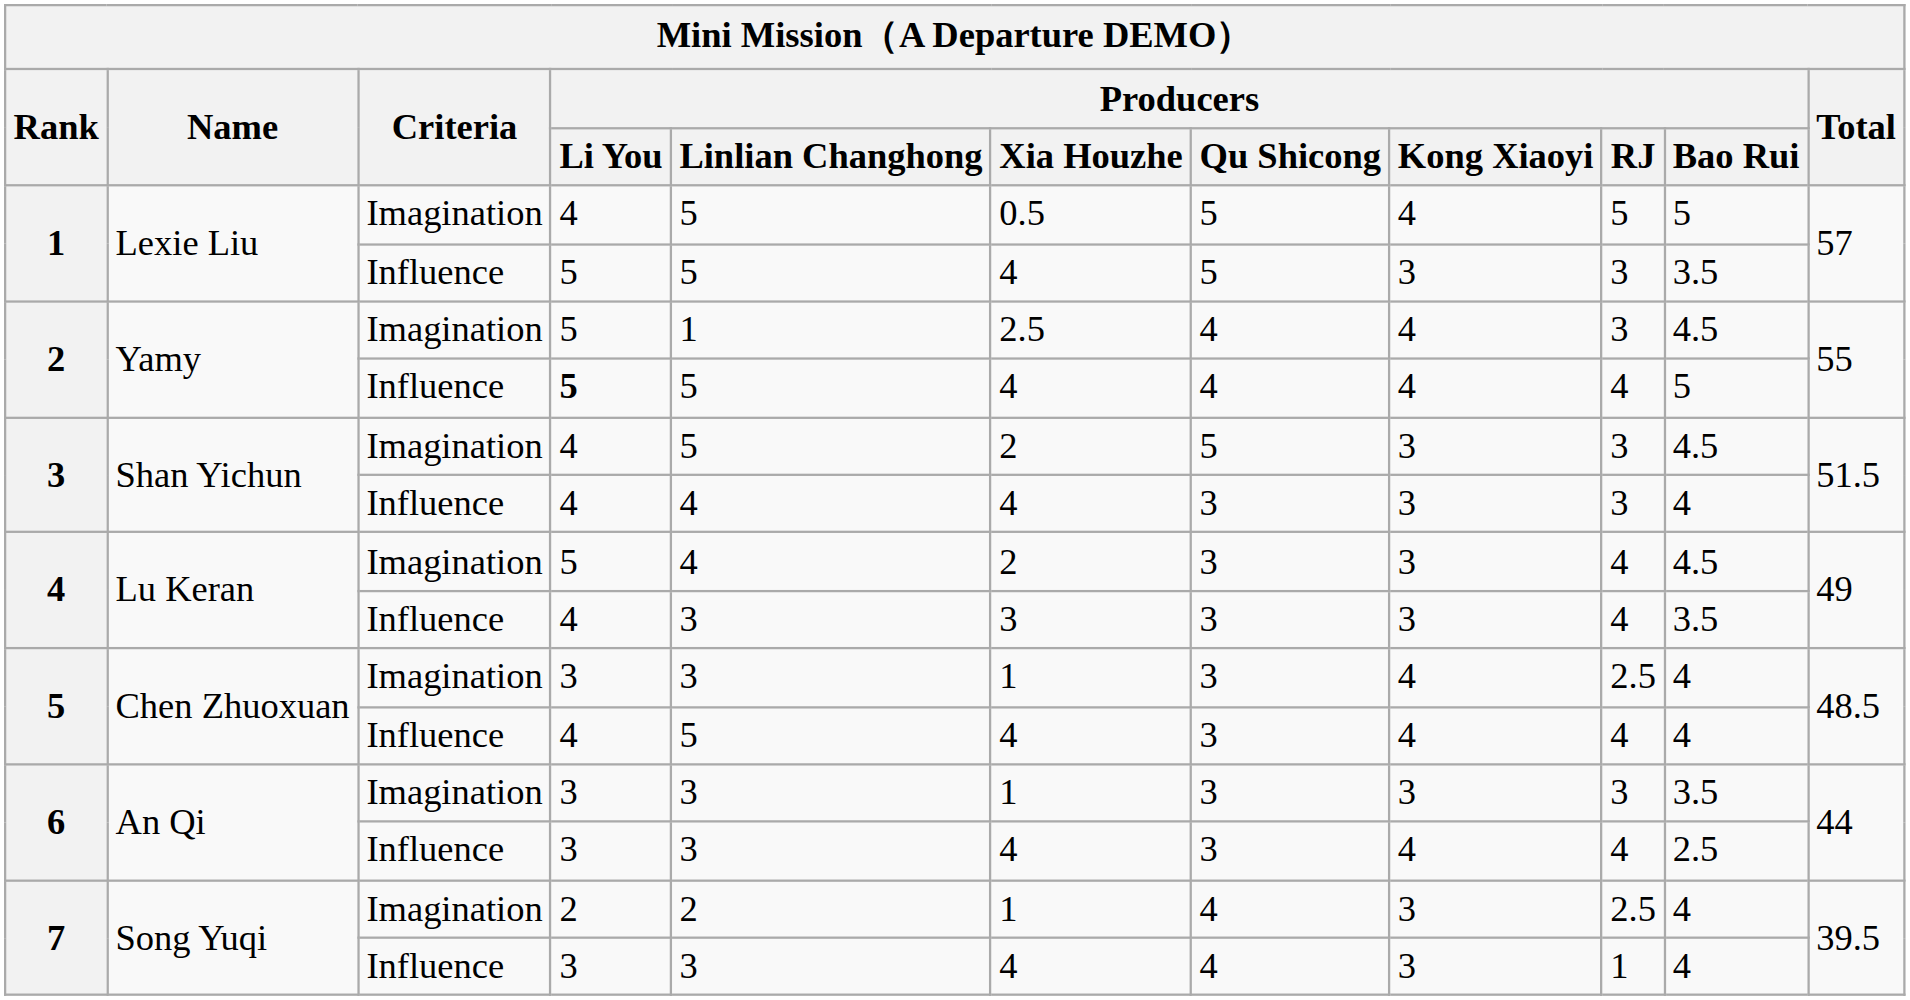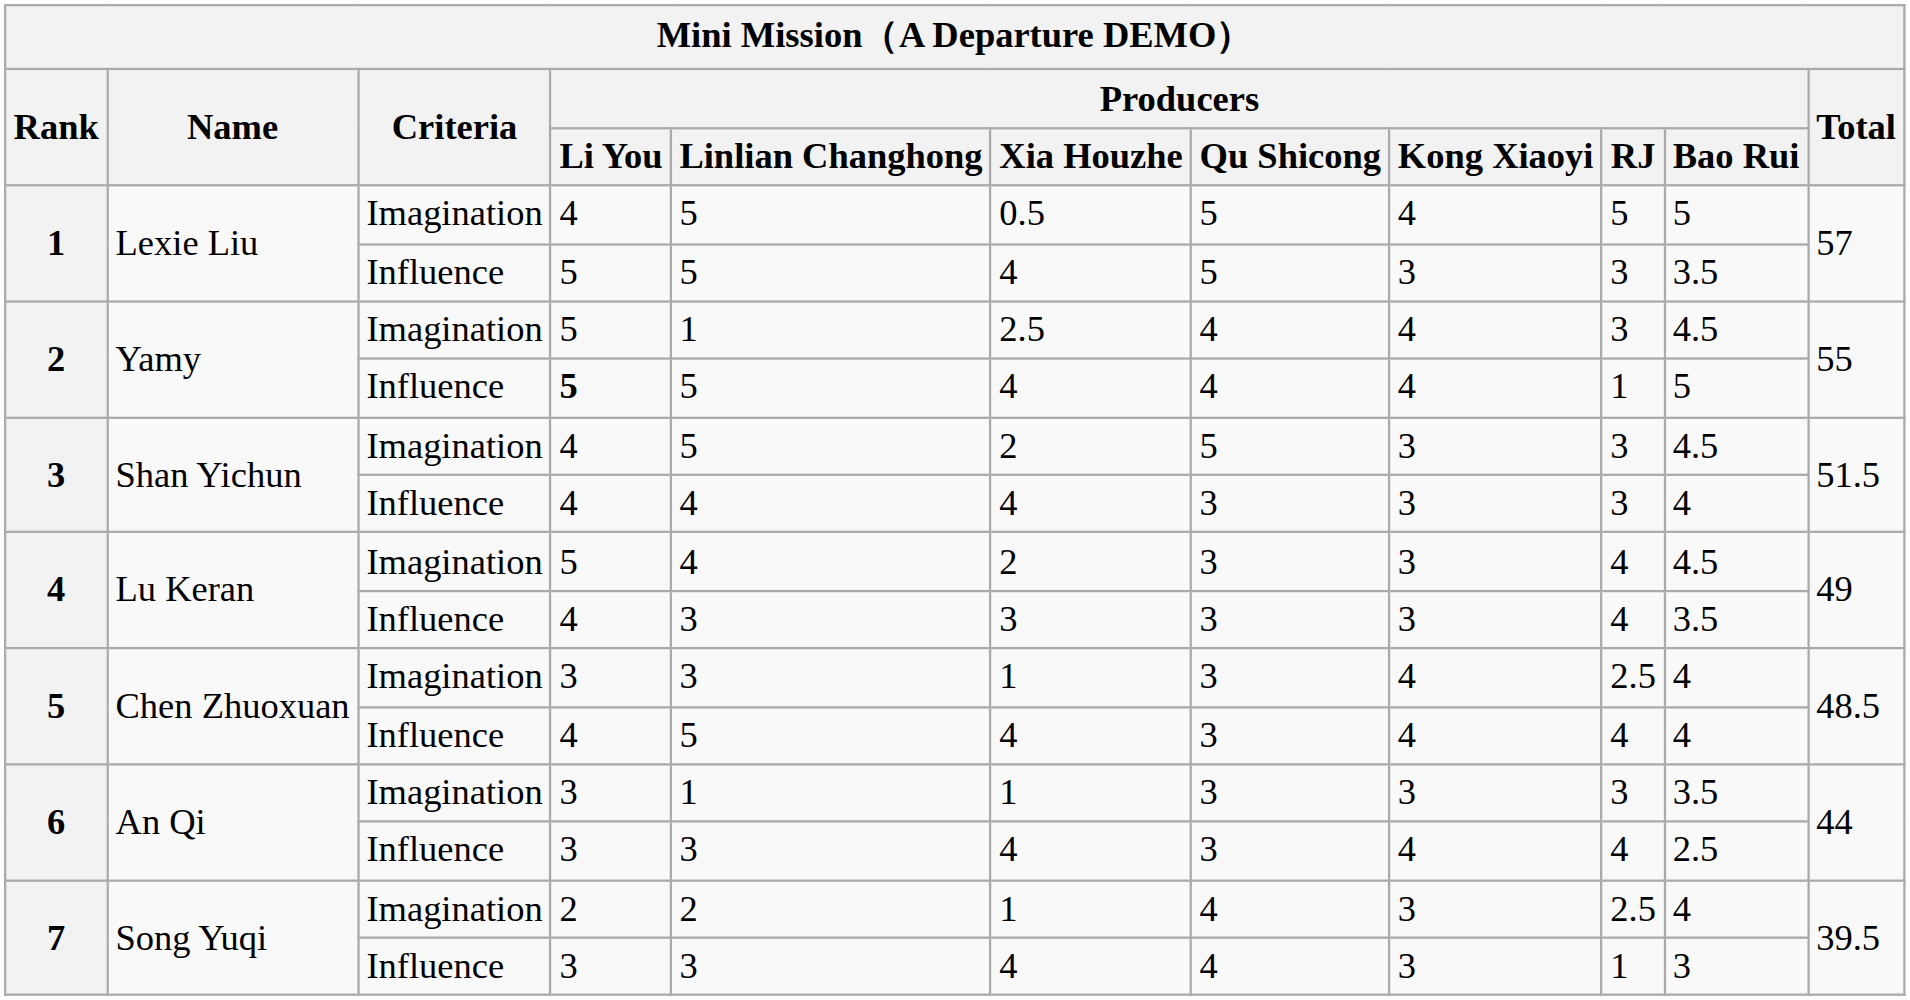(1619, 387) 4 -> (1619, 387) 1
(688, 792) 3 -> (688, 792) 1
(1682, 965) 4 -> (1682, 965) 3
